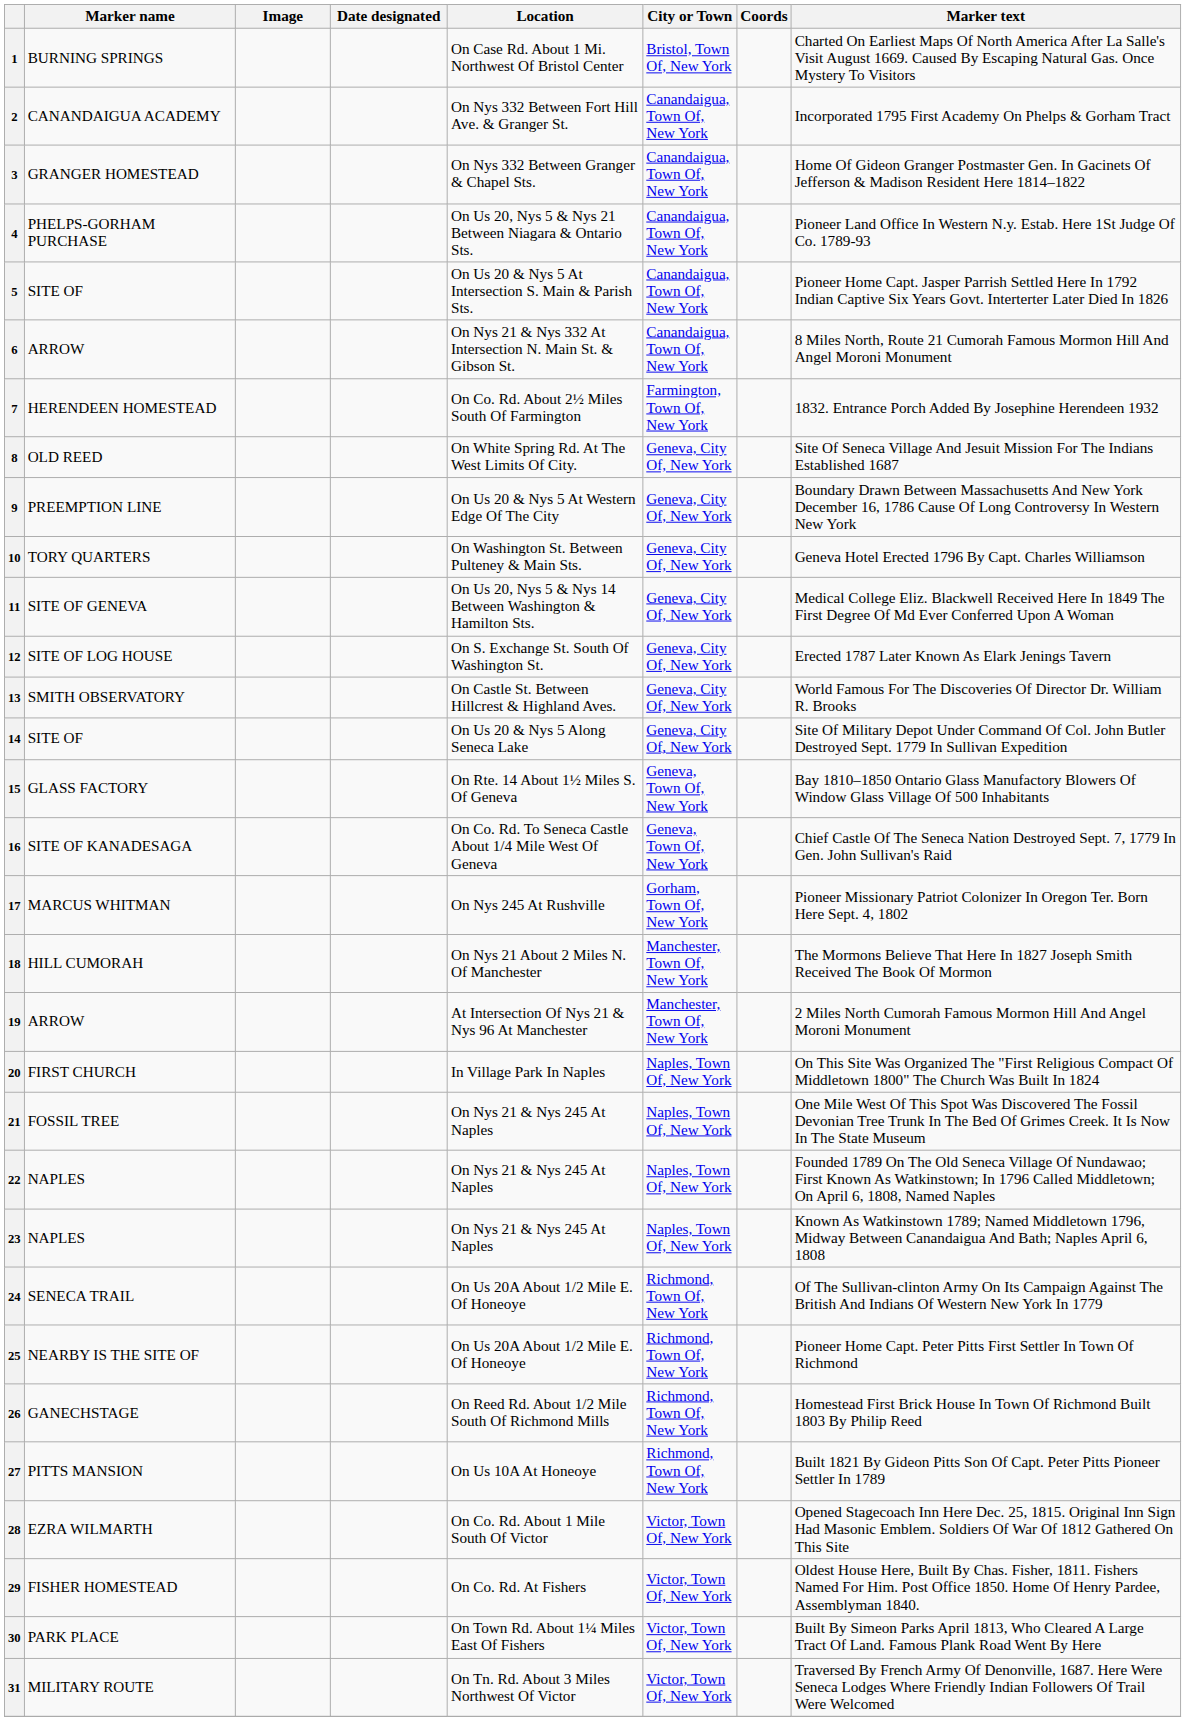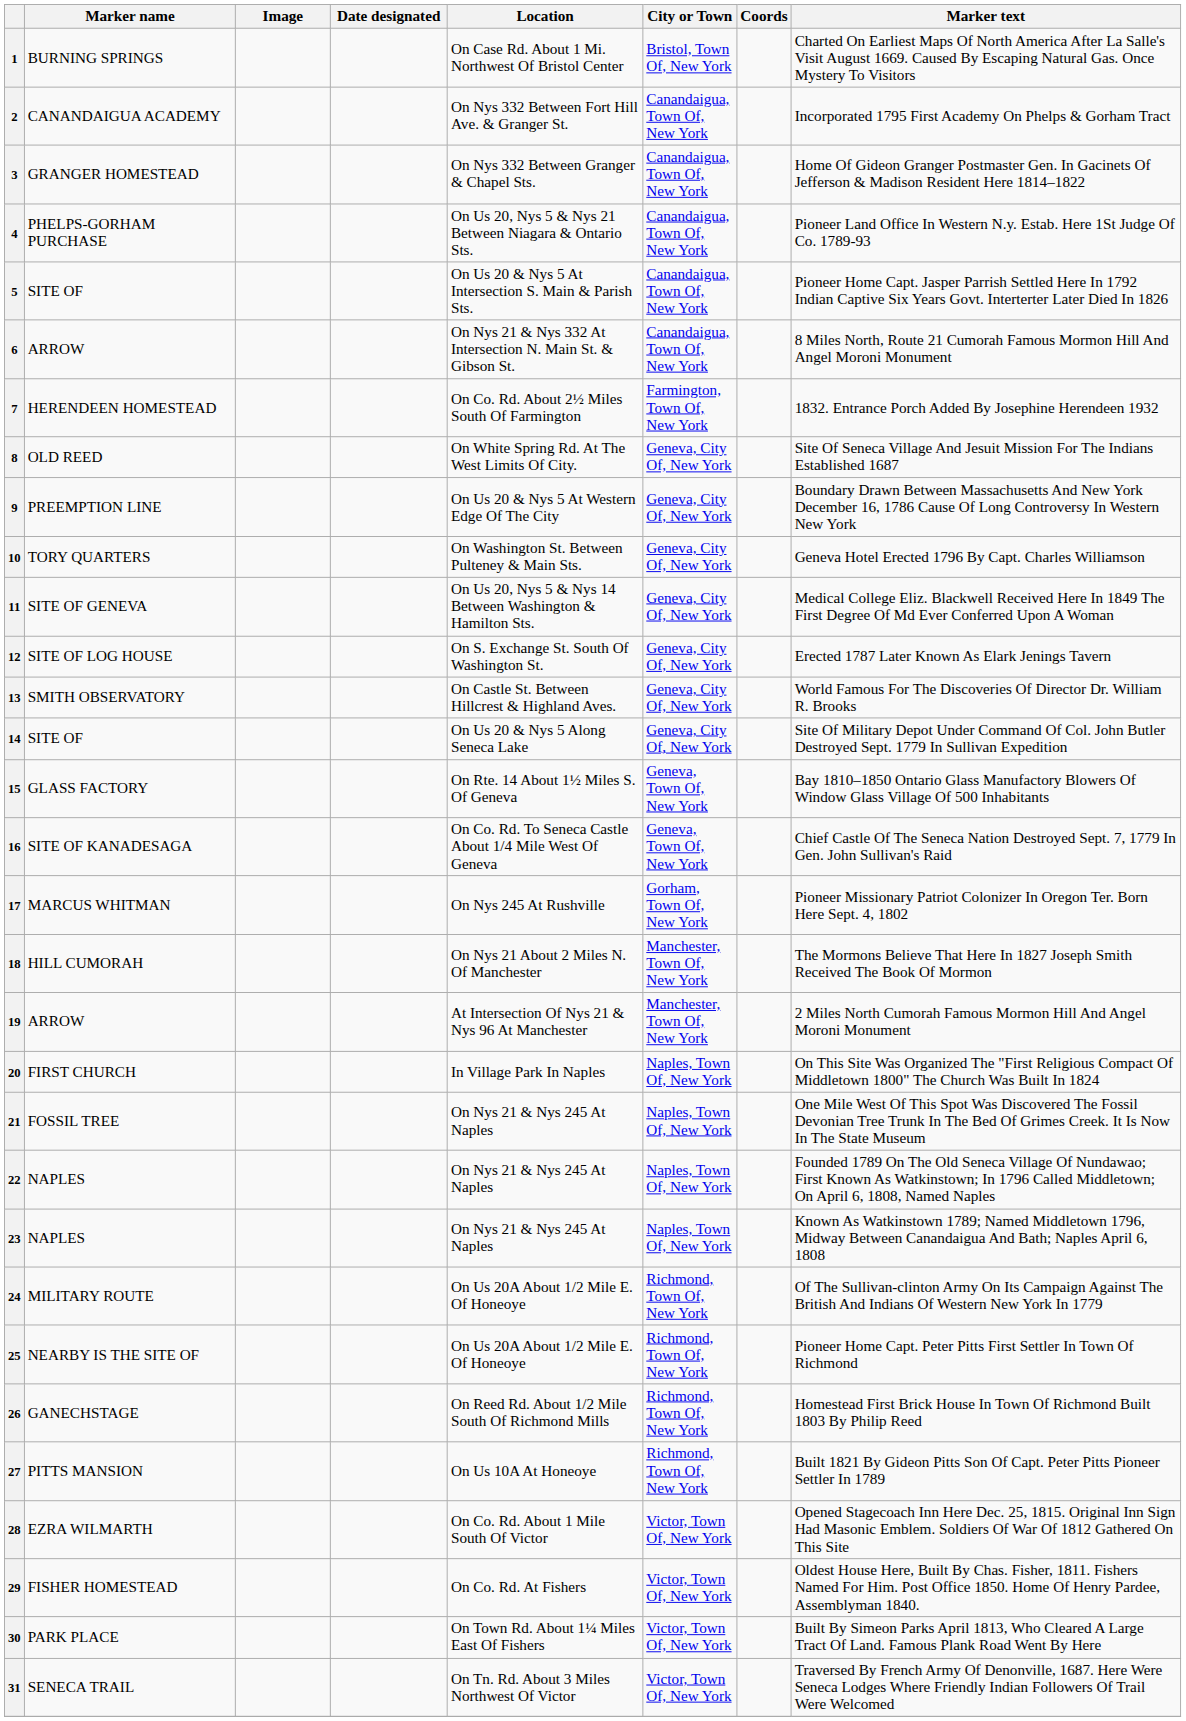(81, 1296) SENECA TRAIL -> (91, 1296) MILITARY ROUTE
(91, 1687) MILITARY ROUTE -> (81, 1687) SENECA TRAIL
